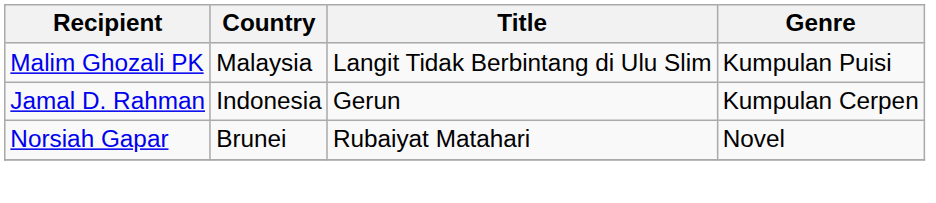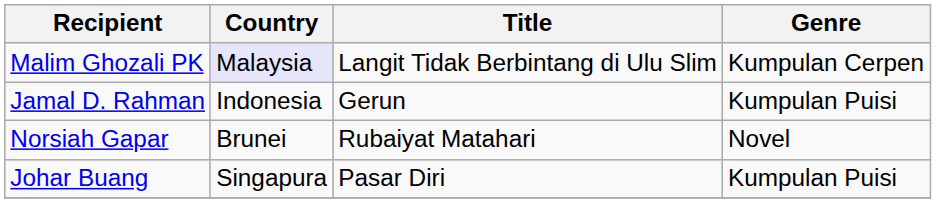(264, 62) no background -> (264, 62) lavender background
(807, 62) Kumpulan Puisi -> (826, 62) Kumpulan Cerpen
(821, 100) Kumpulan Cerpen -> (813, 100) Kumpulan Puisi
+ row: (79, 178)
